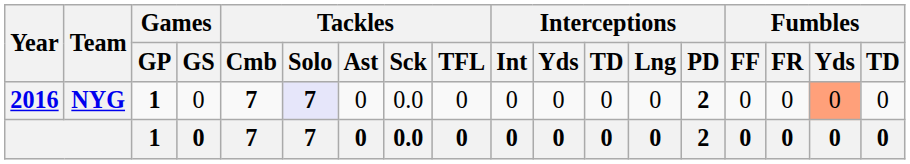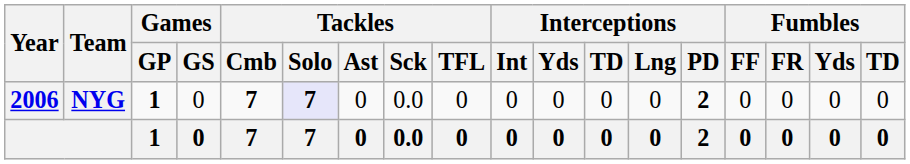(34, 100) 2016 -> (34, 100) 2006
(835, 100) lightsalmon background -> (835, 100) no background
